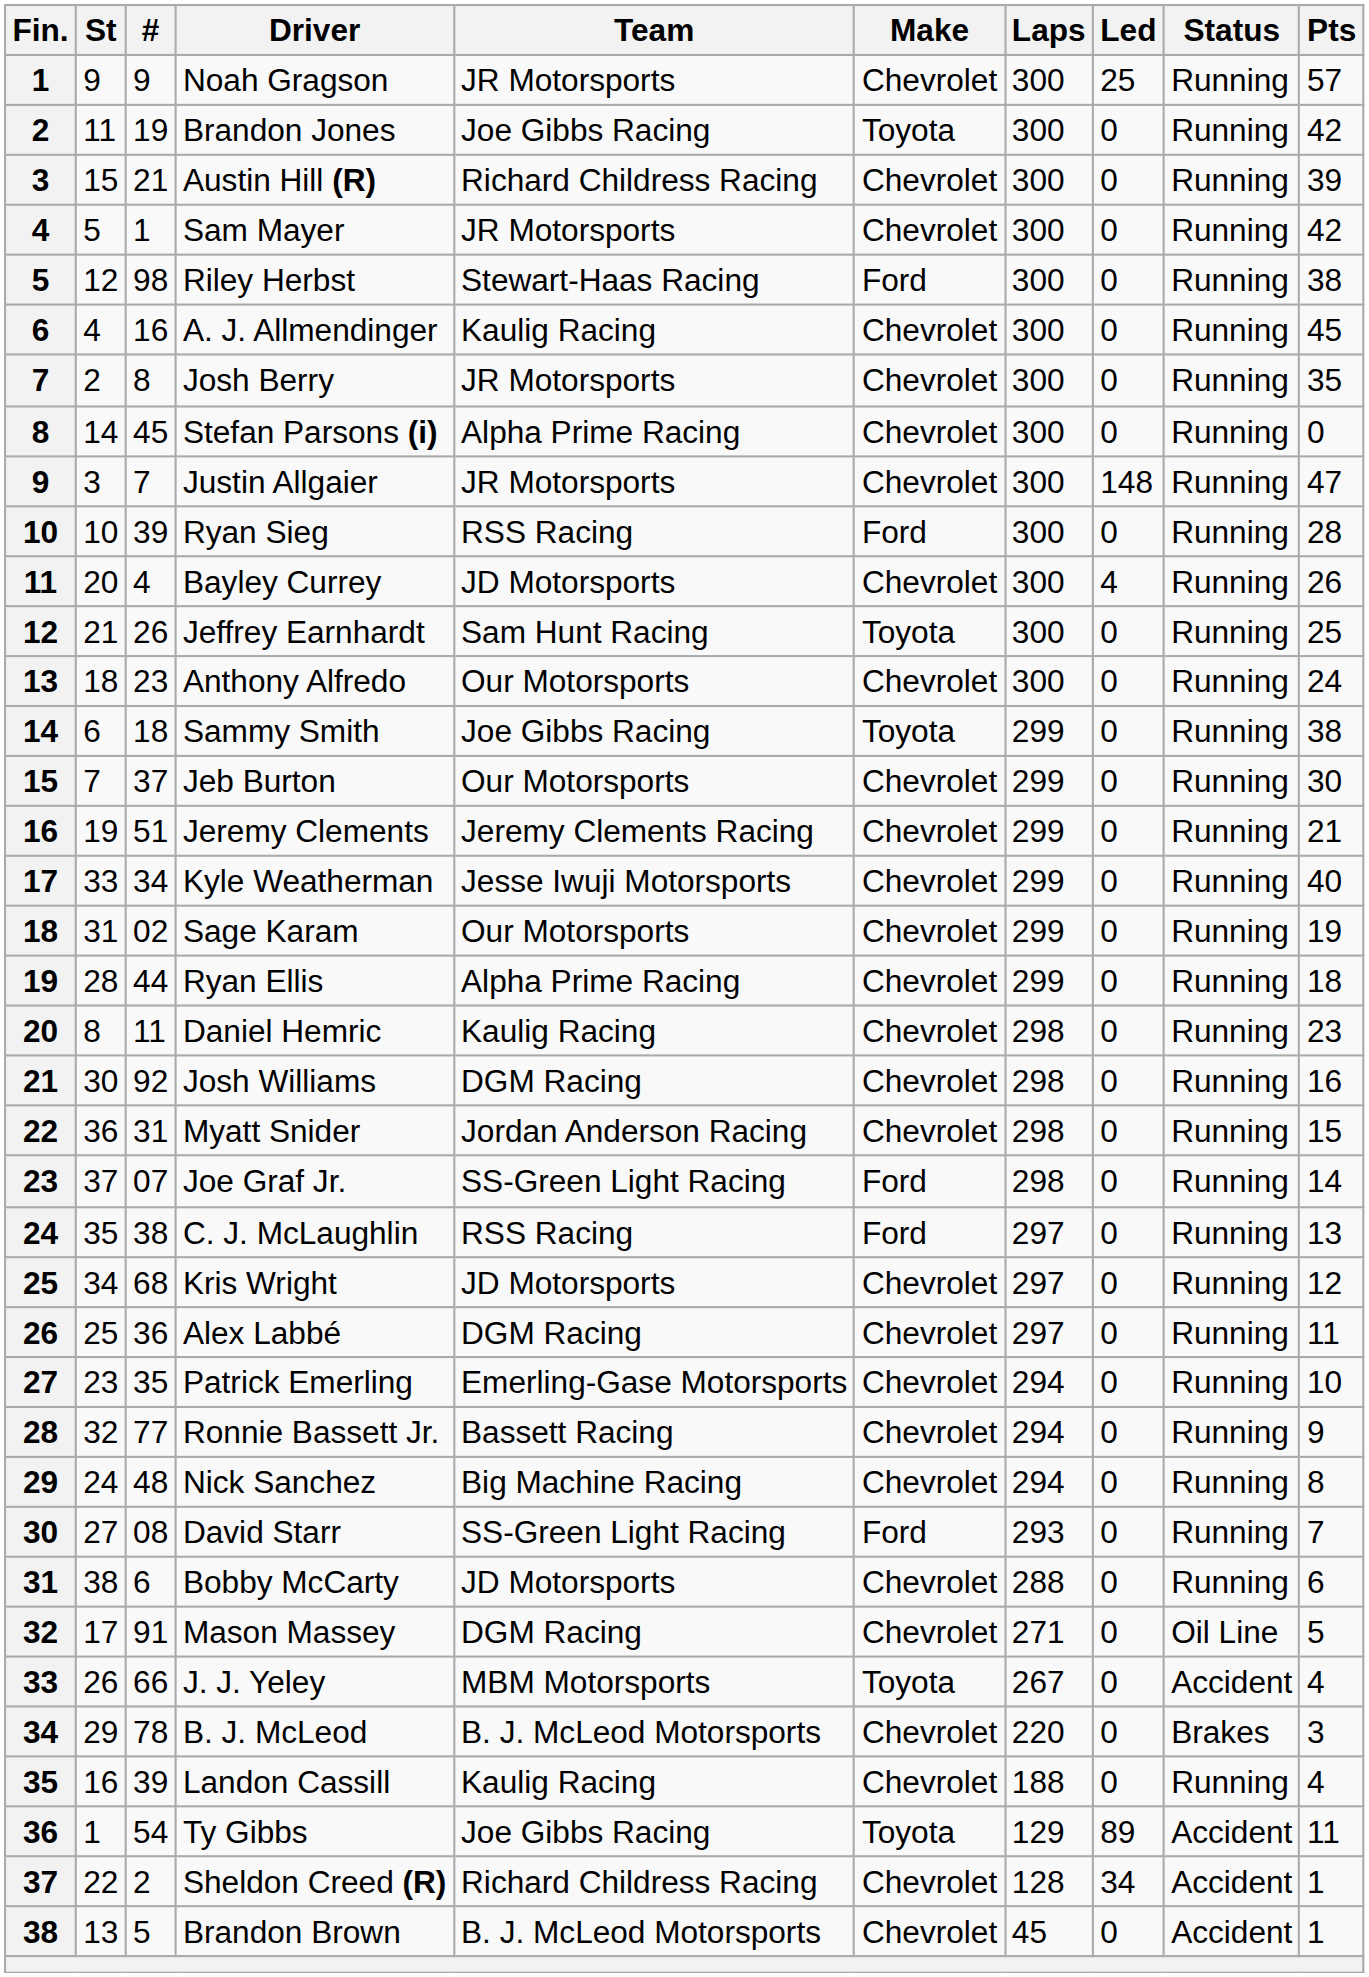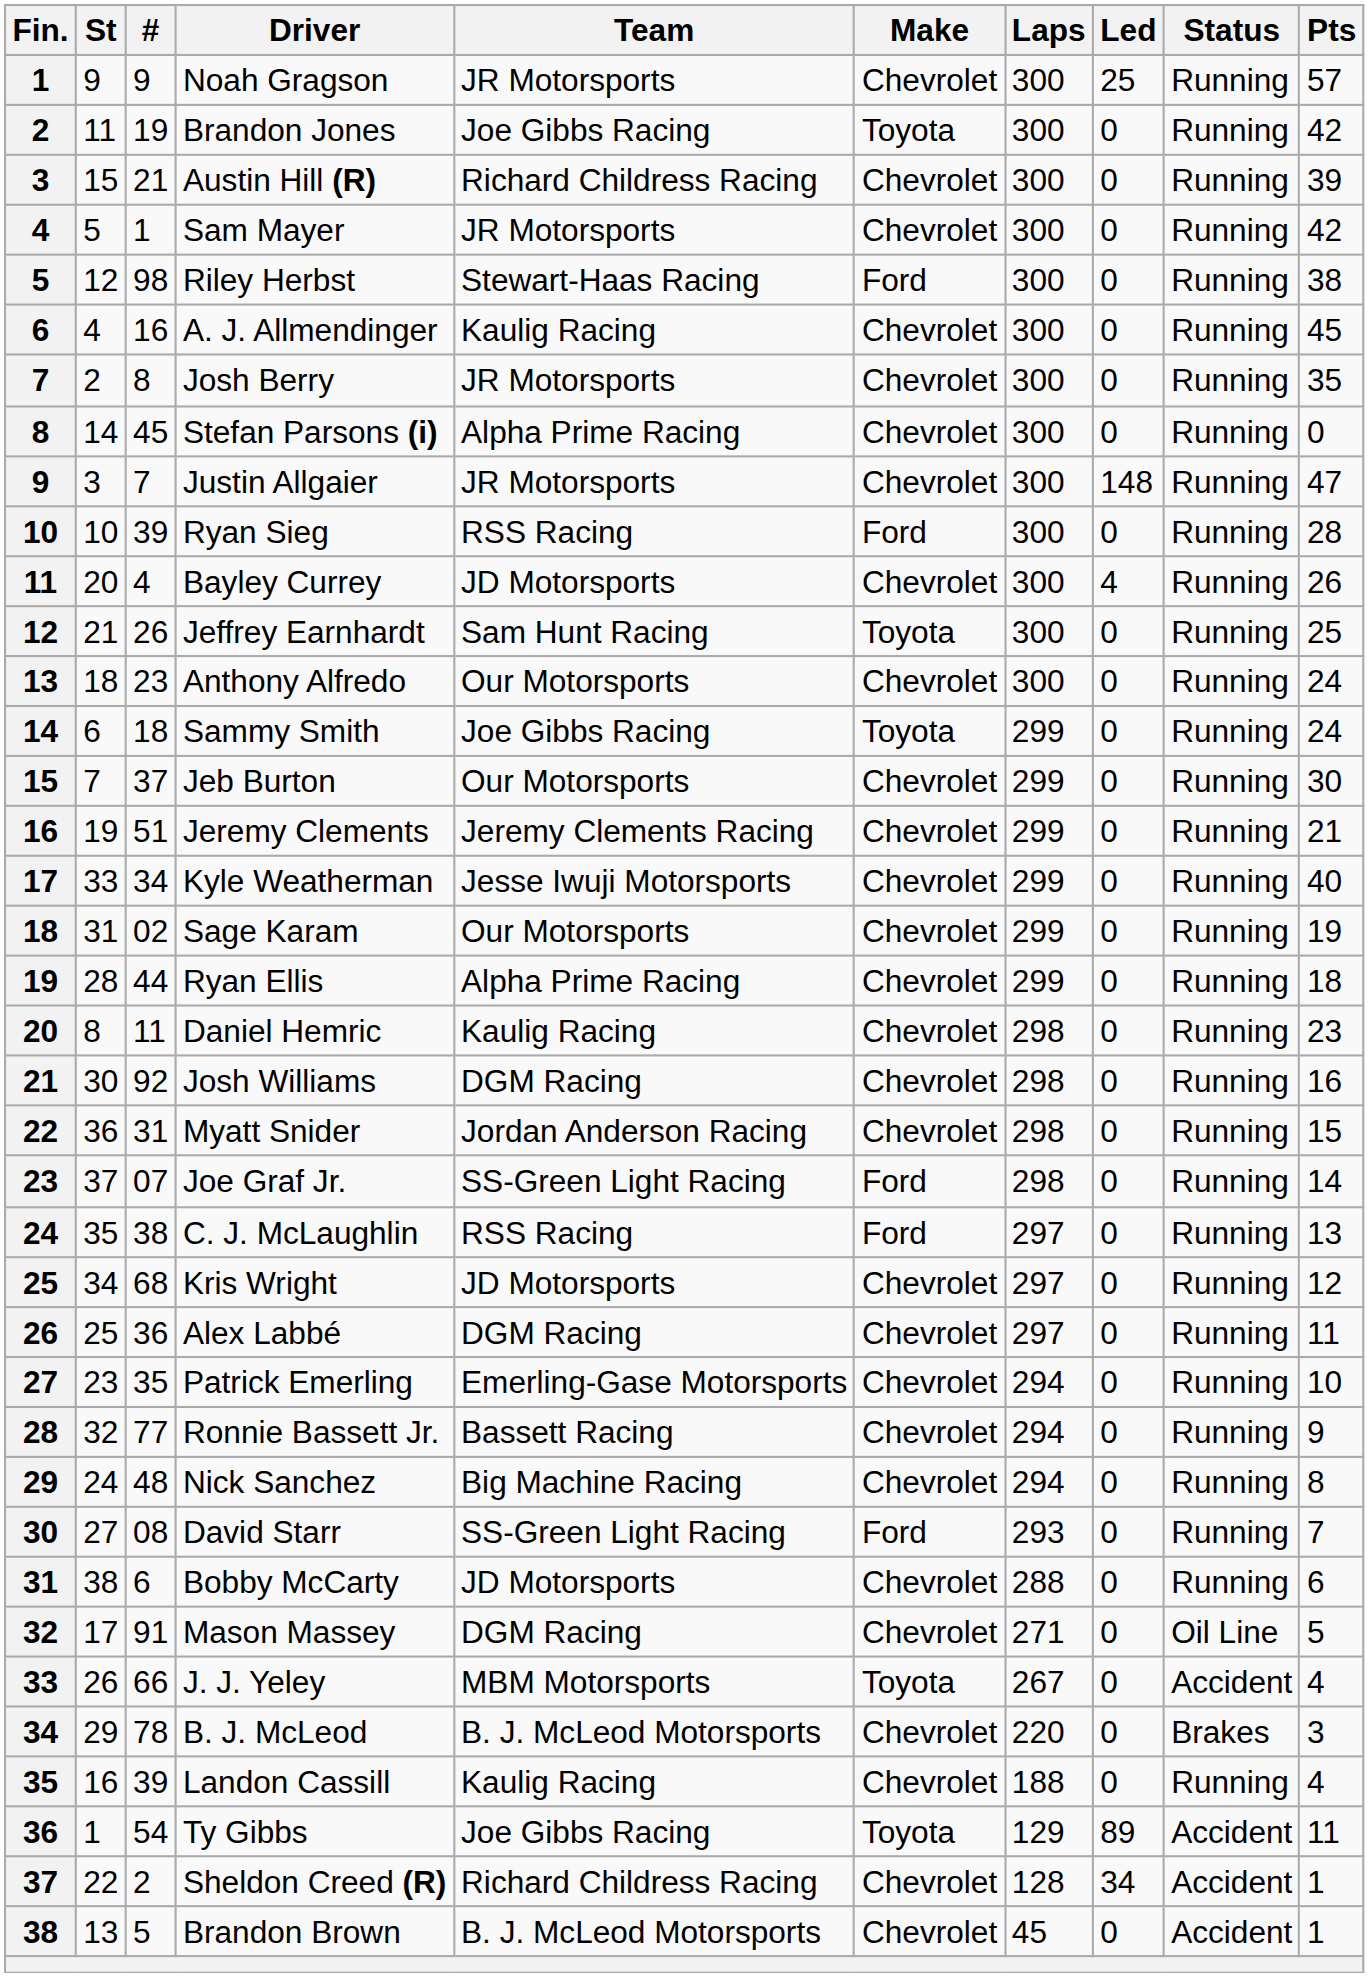(1325, 731) 38 -> (1325, 731) 24
